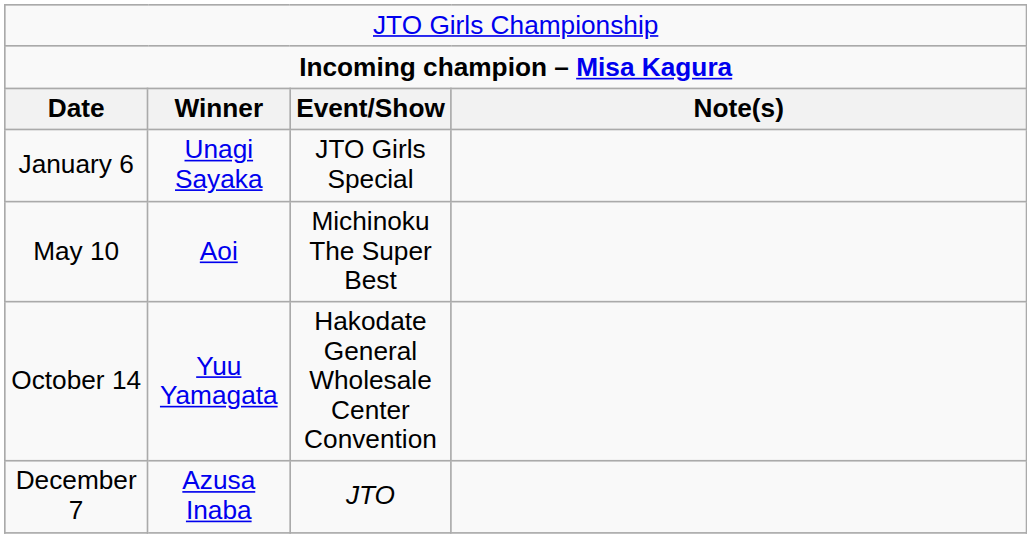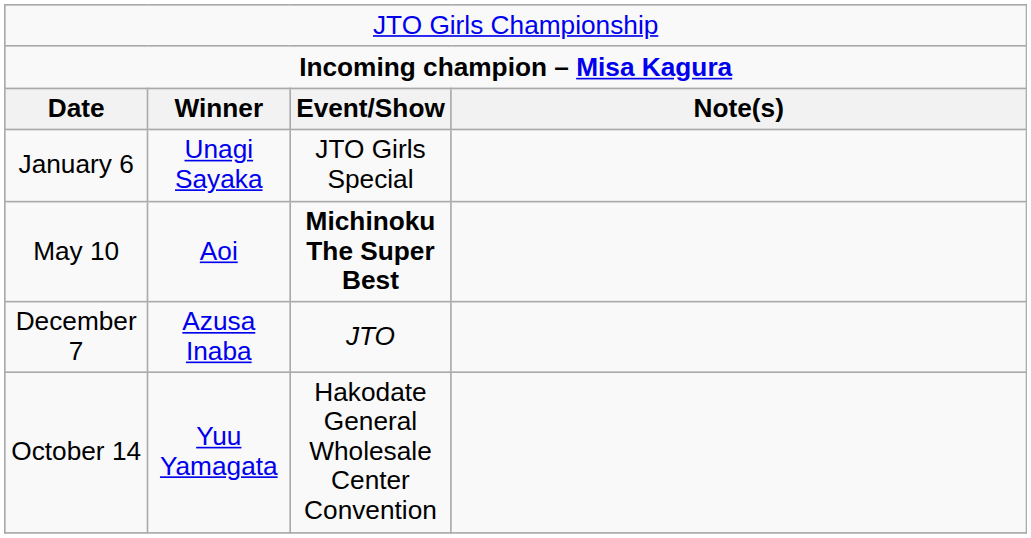(370, 250) normal -> (370, 250) bold
rows swapped: (76, 380) <-> (76, 496)
